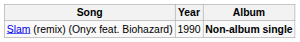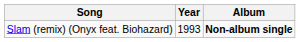(189, 29) 1990 -> (189, 29) 1993
